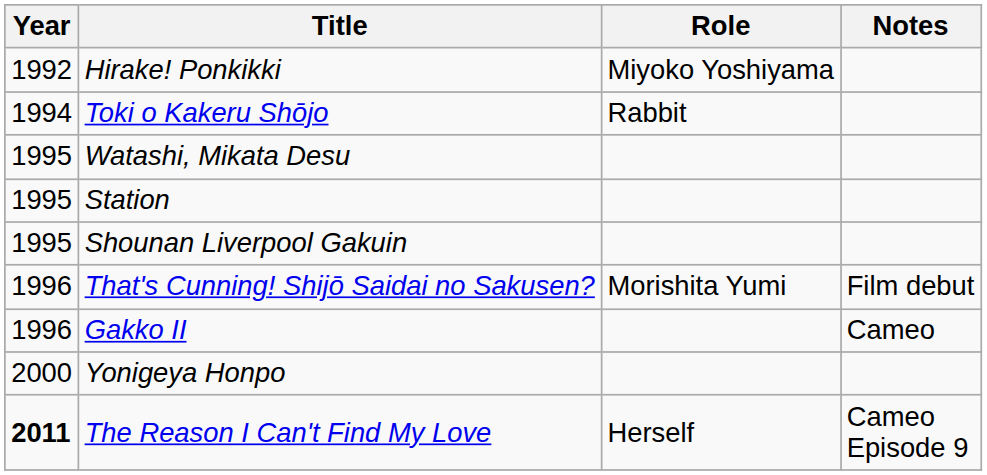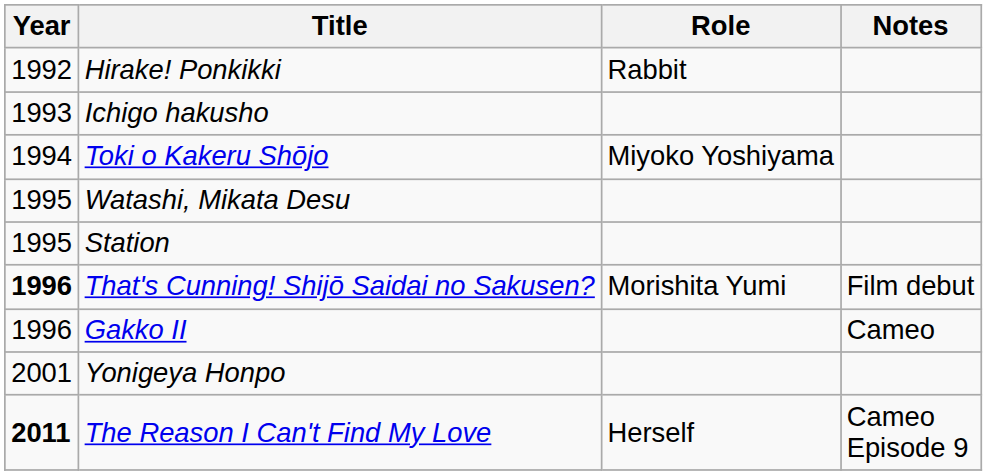(721, 69) Miyoko Yoshiyama -> (647, 69) Rabbit
+ row: (177, 112)
(647, 112) Rabbit -> (721, 156) Miyoko Yoshiyama
- row: (246, 243)
(42, 286) normal -> (42, 286) bold
(42, 373) 2000 -> (42, 373) 2001
